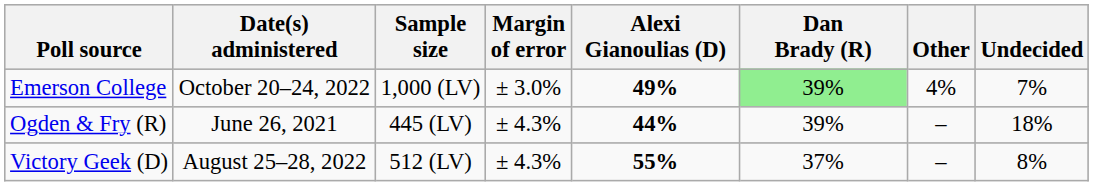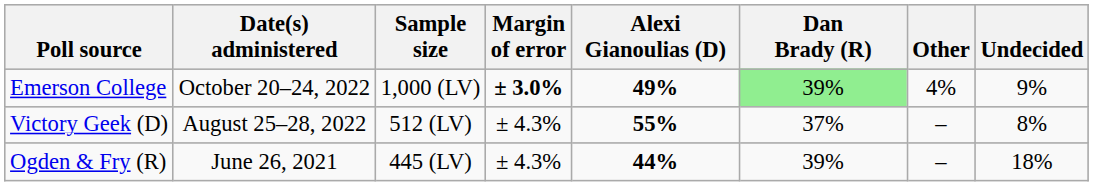(529, 87) normal -> (529, 87) bold
(1032, 87) 7% -> (1032, 87) 9%
rows swapped: (89, 162) <-> (88, 124)
